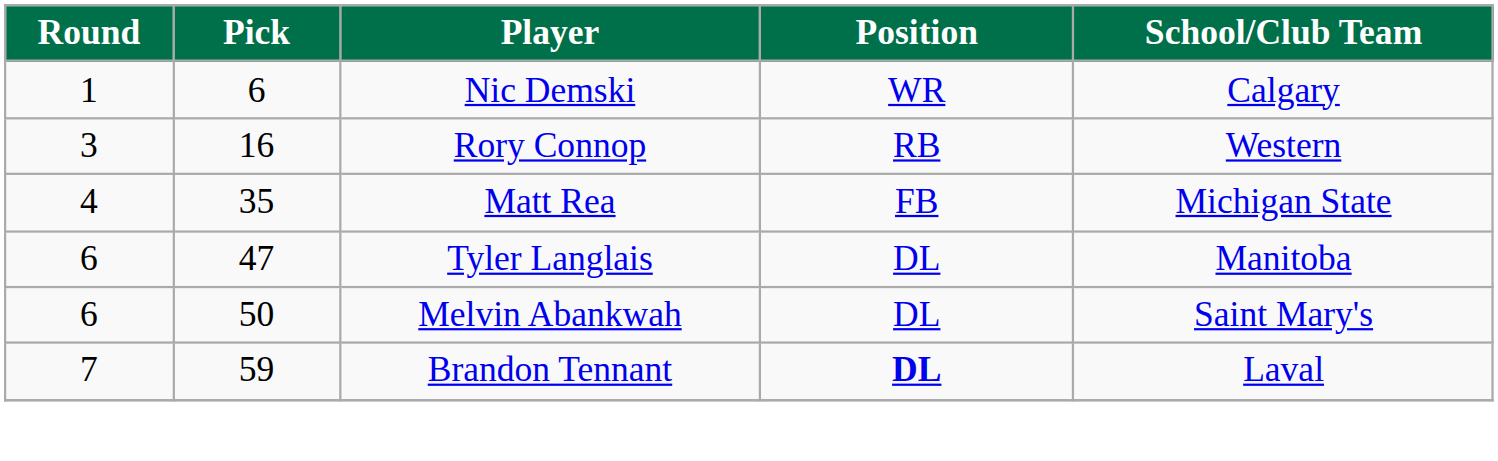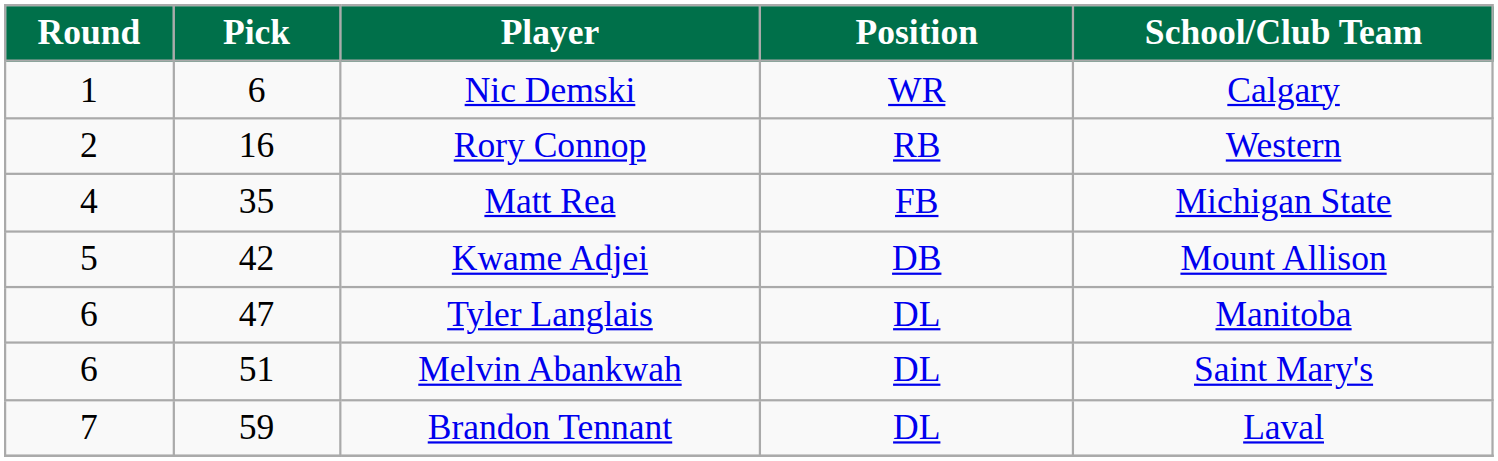(89, 145) 3 -> (89, 145) 2
+ row: (550, 257)
(257, 314) 50 -> (257, 370) 51
(917, 370) bold -> (917, 426) normal
